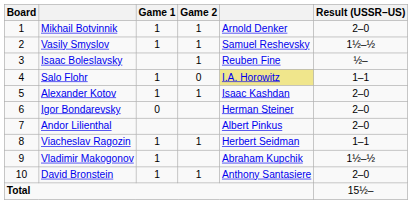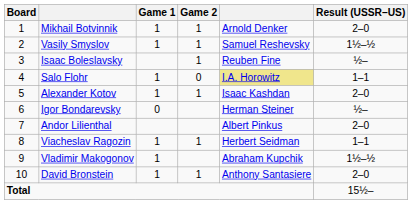(361, 110) 2–0 -> (361, 110) ½–
